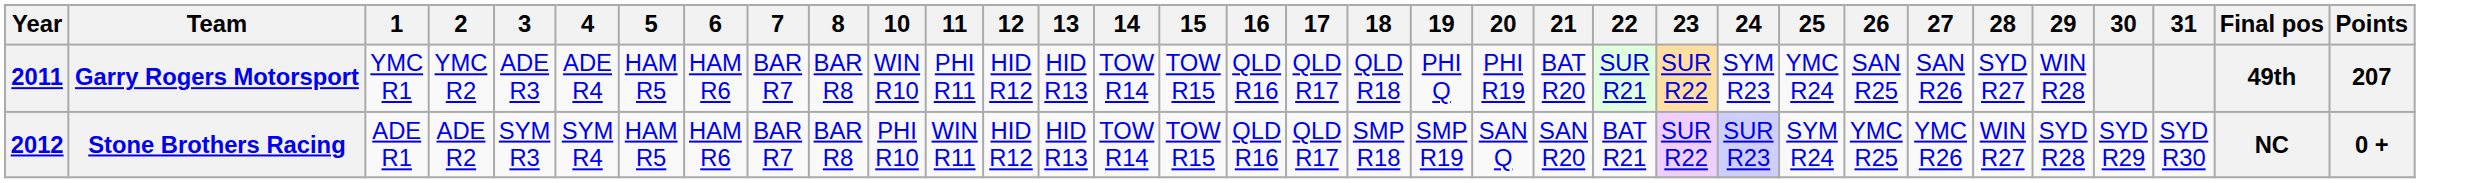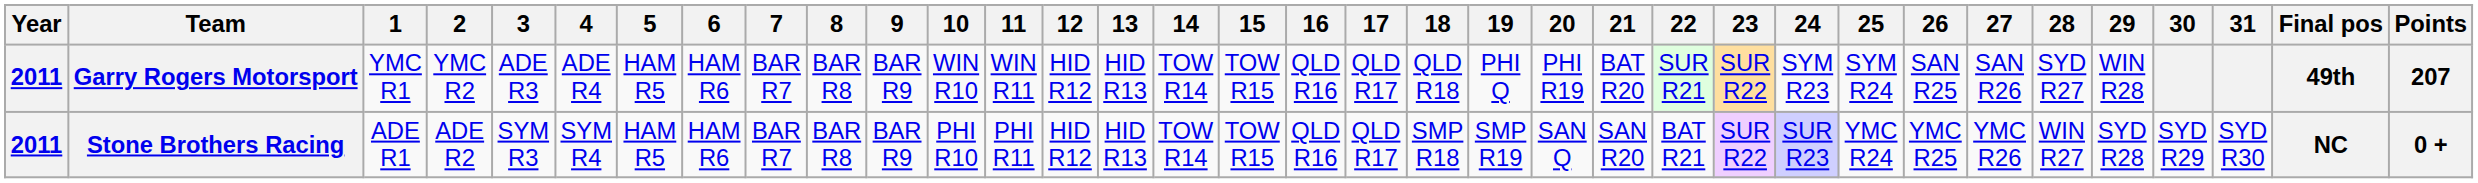+ column: (897, 25)
(955, 78) PHI R11 -> (1014, 78) WIN R11
(1812, 78) YMC R24 -> (1871, 78) SYM R24
(37, 144) 2012 -> (36, 144) 2011
(955, 144) WIN R11 -> (1014, 144) PHI R11
(1812, 144) SYM R24 -> (1871, 144) YMC R24
